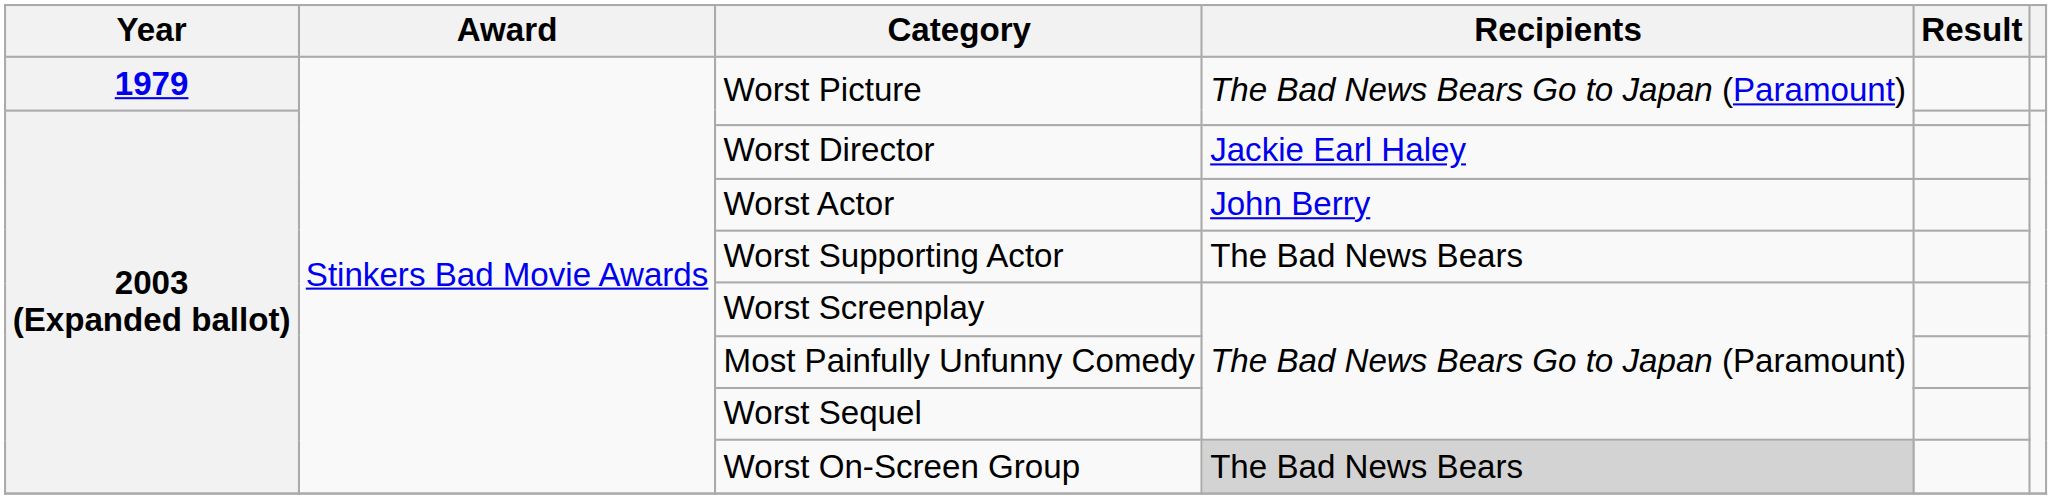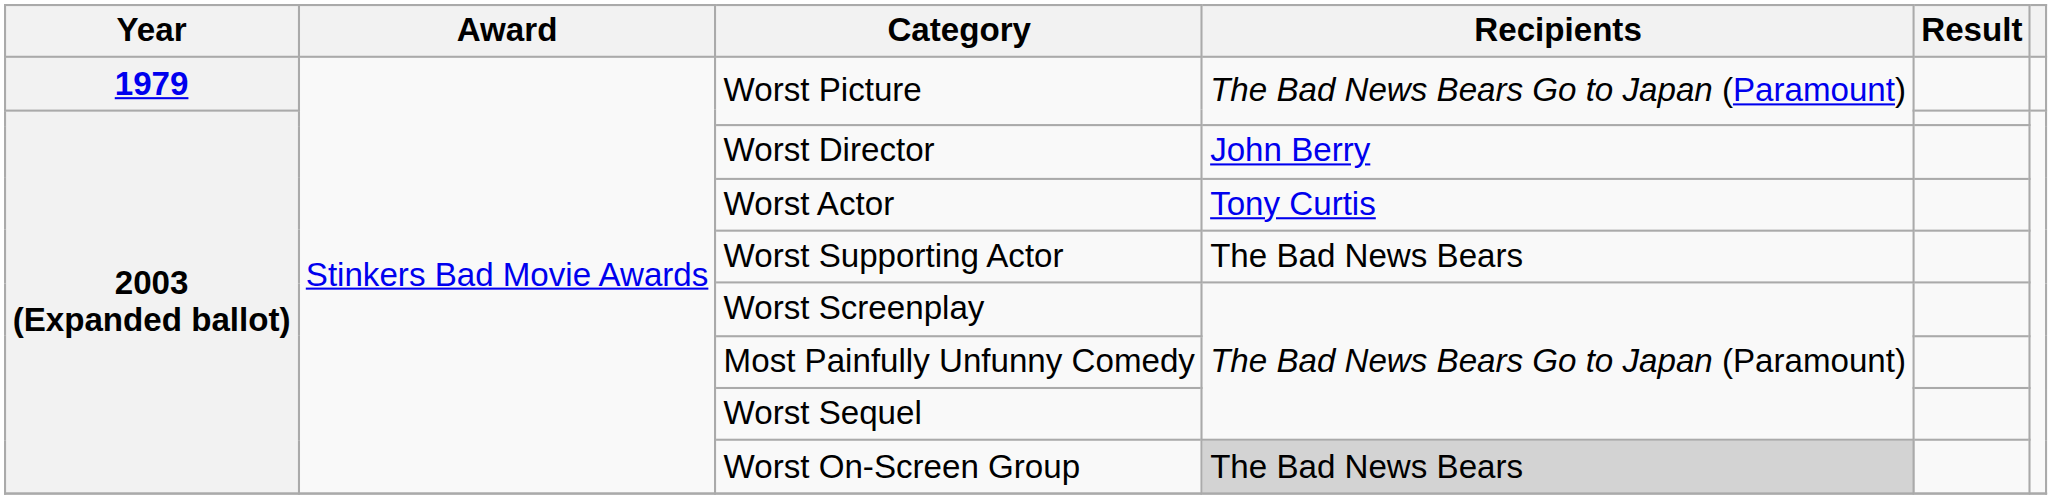(1338, 151) Jackie Earl Haley -> (1290, 151) John Berry
(1290, 203) John Berry -> (1293, 203) Tony Curtis
